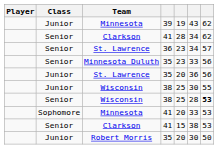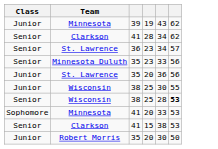- column: (20, 11)
